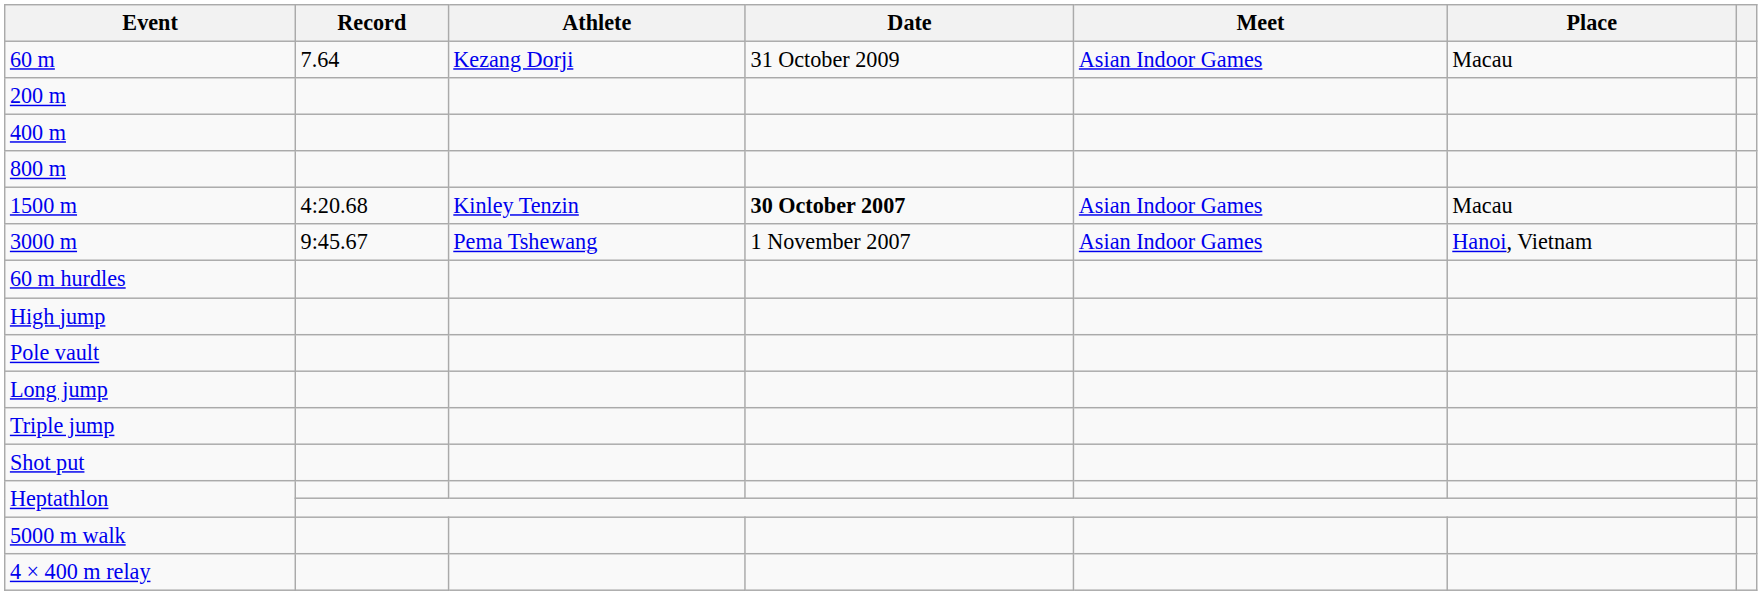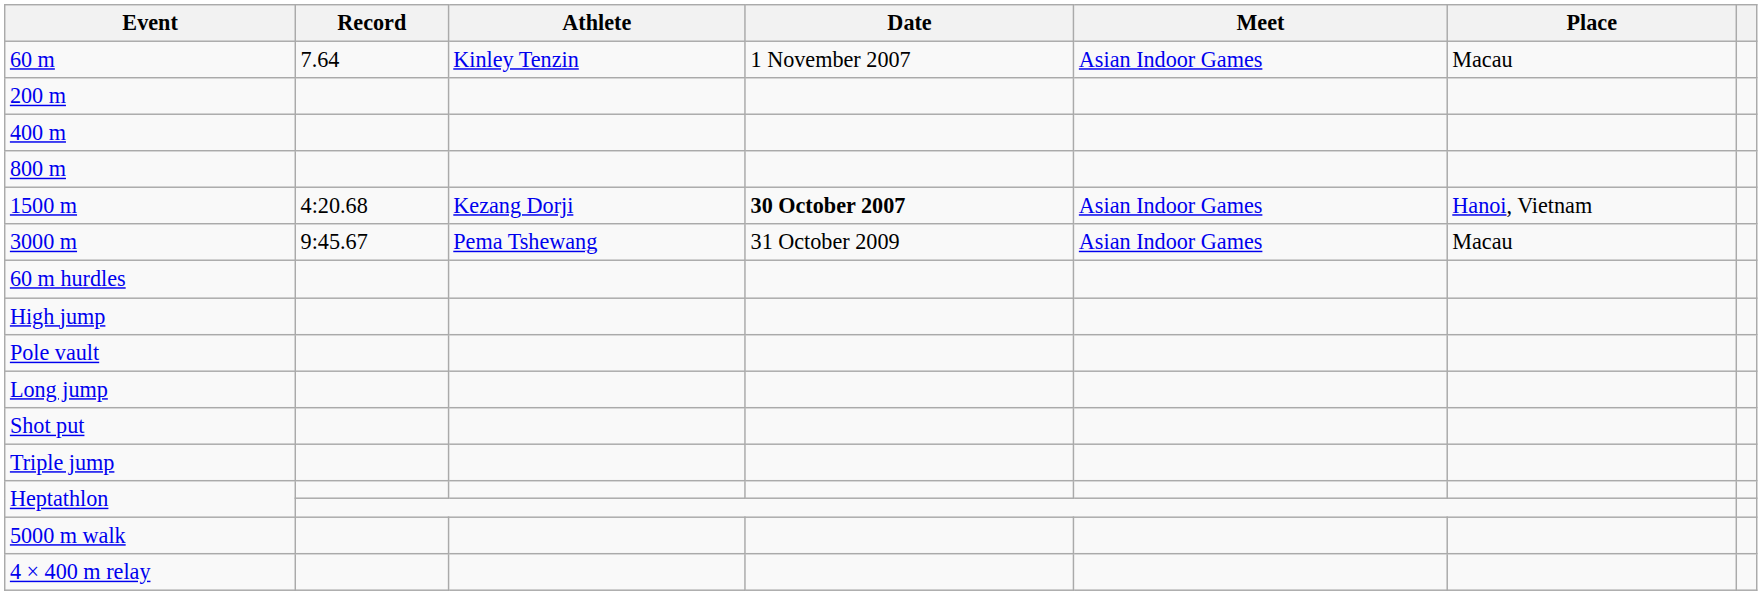(513, 59) Kezang Dorji -> (516, 59) Kinley Tenzin
(825, 59) 31 October 2009 -> (831, 59) 1 November 2007
(516, 205) Kinley Tenzin -> (513, 205) Kezang Dorji
(1482, 205) Macau -> (1522, 205) Hanoi, Vietnam
(831, 242) 1 November 2007 -> (825, 242) 31 October 2009
(1522, 242) Hanoi, Vietnam -> (1482, 242) Macau
rows swapped: (62, 425) <-> (47, 462)
